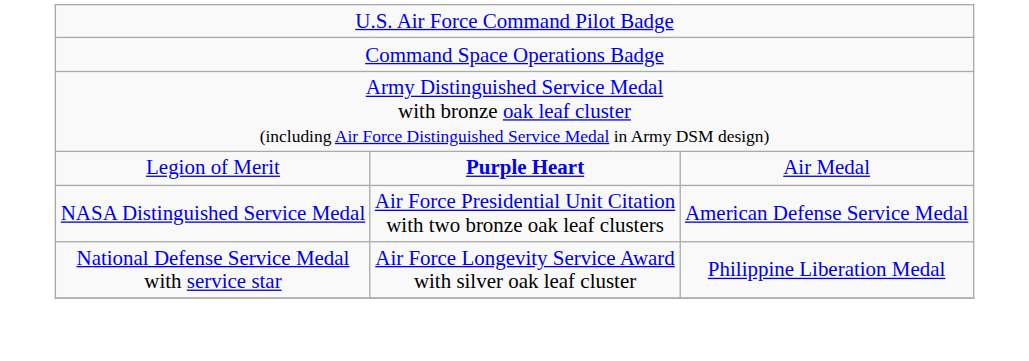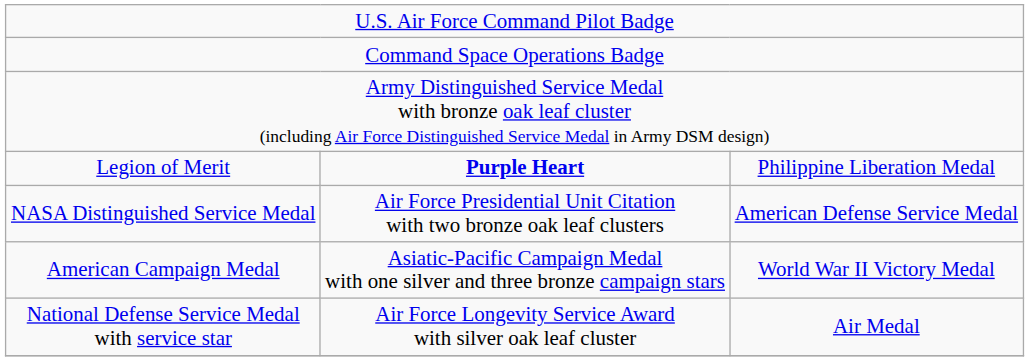(827, 168) Air Medal -> (876, 168) Philippine Liberation Medal
+ row: (163, 269)
(827, 269) Philippine Liberation Medal -> (876, 326) Air Medal
